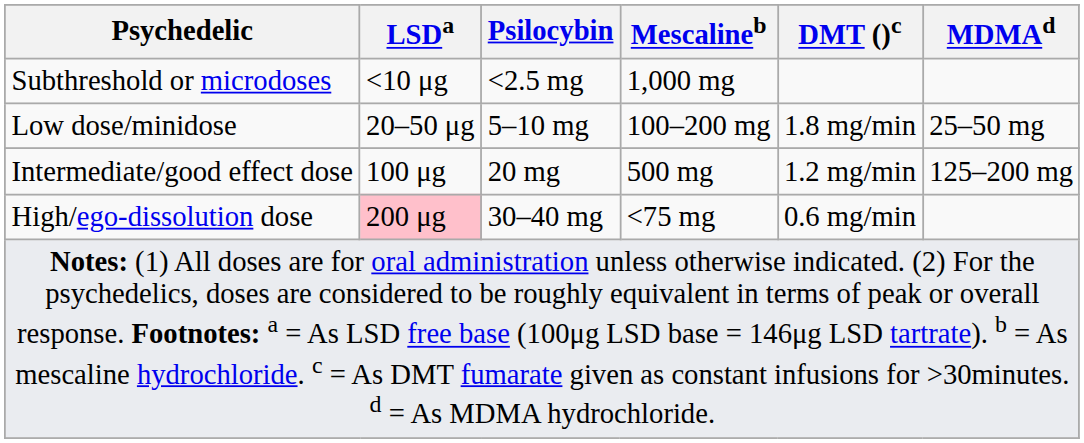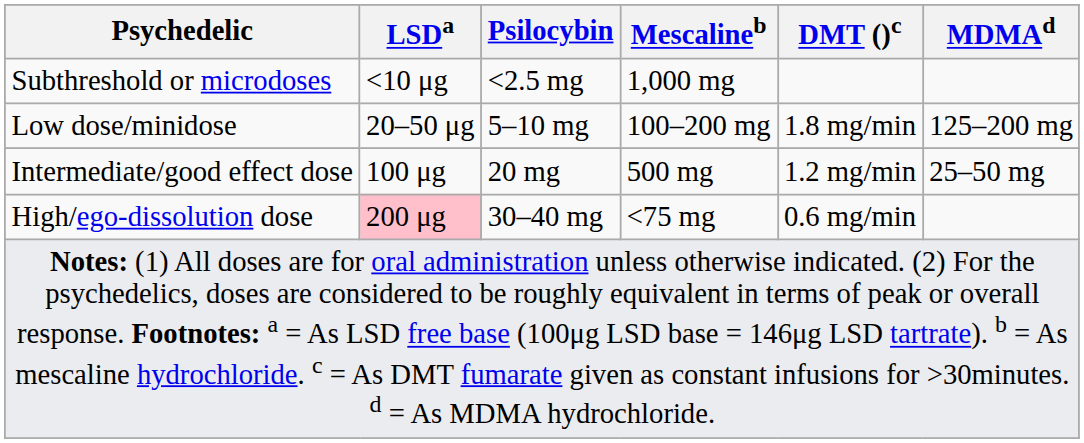(987, 125) 25–50 mg -> (1001, 125) 125–200 mg
(1001, 171) 125–200 mg -> (987, 171) 25–50 mg
